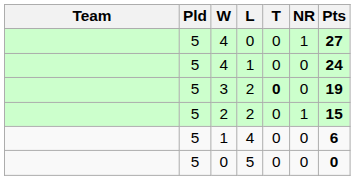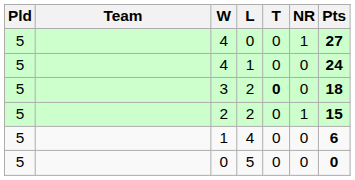columns swapped: (92, 16) <-> (195, 16)
(334, 89) 19 -> (334, 89) 18
